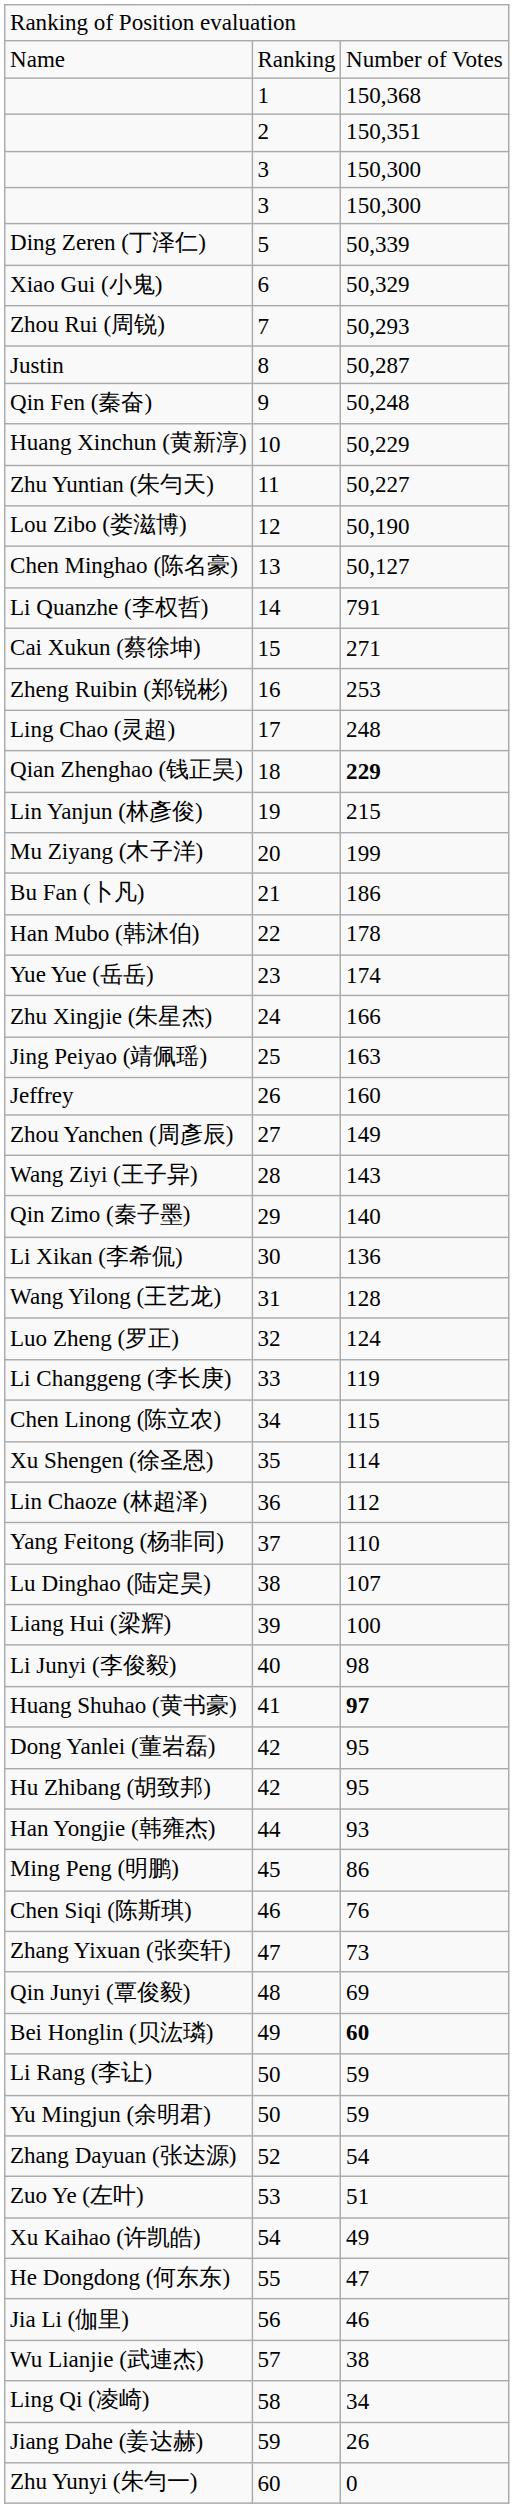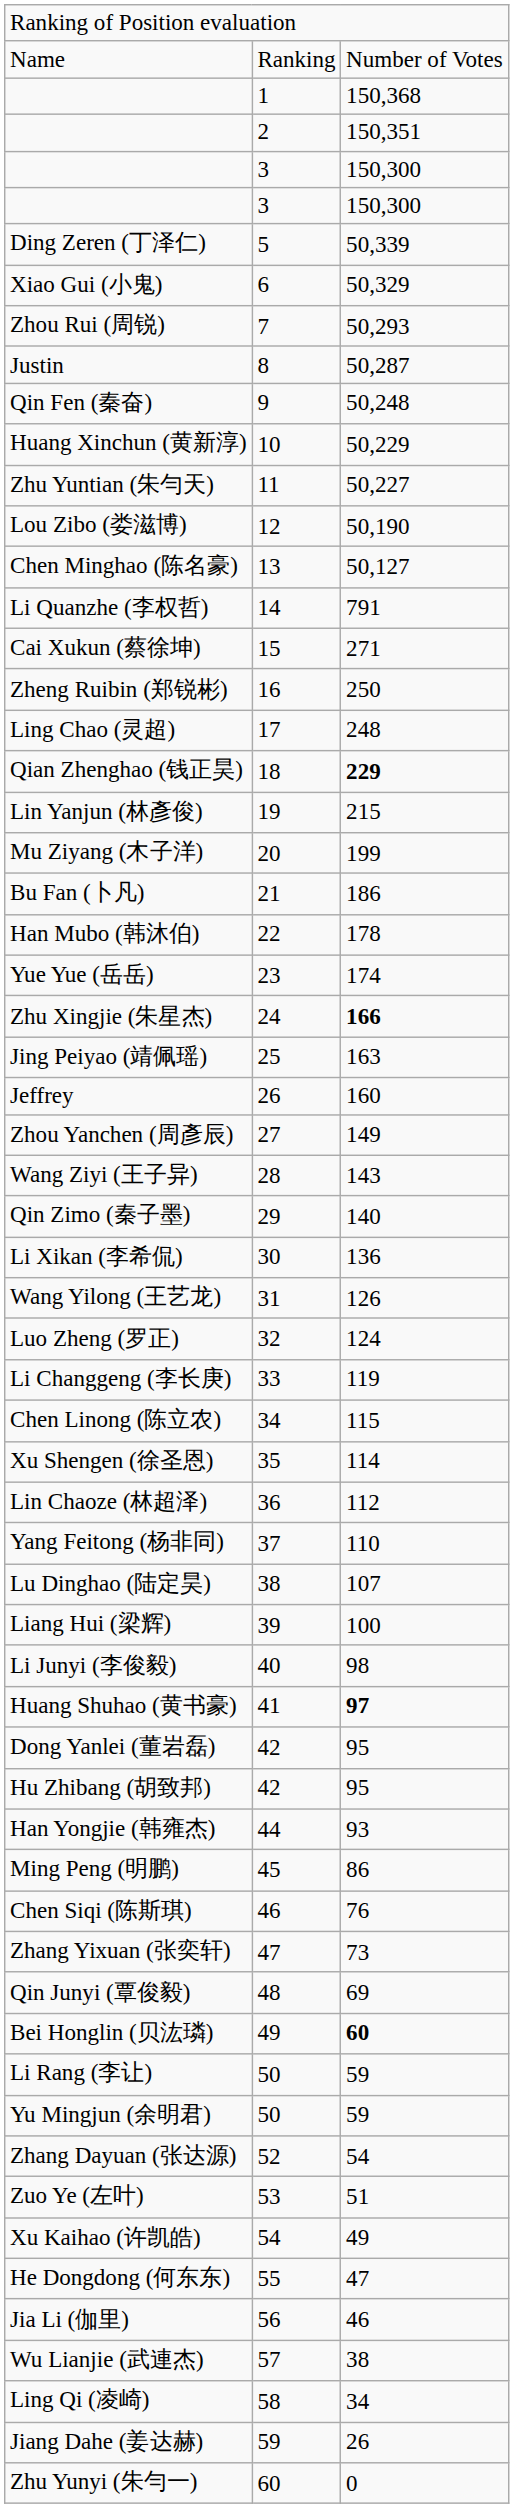(363, 689) 253 -> (363, 689) 250
(363, 1016) normal -> (363, 1016) bold
(363, 1297) 128 -> (363, 1297) 126
